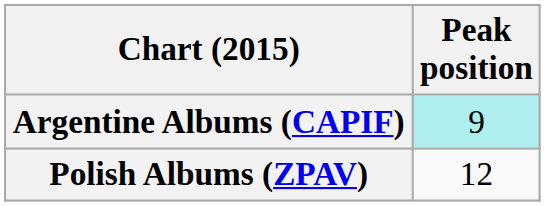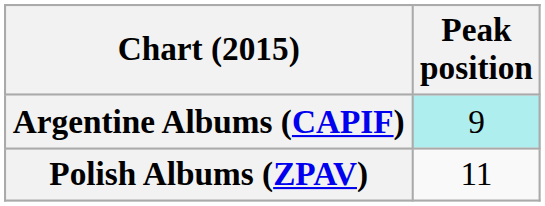(476, 173) 12 -> (476, 173) 11
